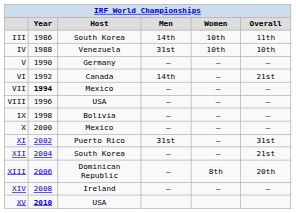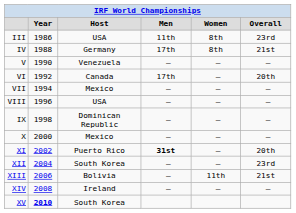(99, 36) South Korea -> (99, 36) USA
(166, 36) 14th -> (166, 36) 11th
(216, 36) 10th -> (216, 36) 8th
(266, 36) 11th -> (266, 36) 23rd
(99, 49) Venezuela -> (99, 49) Germany
(166, 49) 31st -> (166, 49) 17th
(216, 49) 10th -> (216, 49) 8th
(266, 49) 10th -> (266, 49) 21st
(99, 62) Germany -> (99, 62) Venezuela
(166, 75) 14th -> (166, 75) 17th
(266, 75) 21st -> (266, 75) 20th
(43, 88) bold -> (43, 88) normal
(99, 114) Bolivia -> (99, 119) Dominican Republic
(166, 140) normal -> (166, 149) bold
(266, 140) 31st -> (266, 149) 20th
(266, 153) 21st -> (266, 162) 23rd
(99, 171) Dominican Republic -> (99, 175) Bolivia
(216, 171) 8th -> (216, 175) 11th
(266, 171) 20th -> (266, 175) 21st
(99, 201) USA -> (99, 201) South Korea
